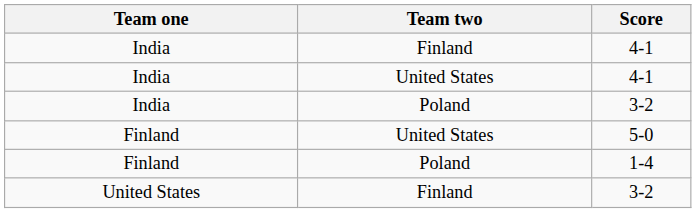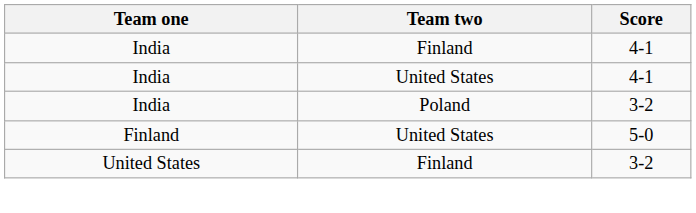- row: (151, 163)
